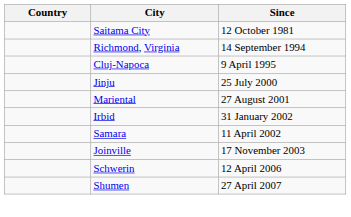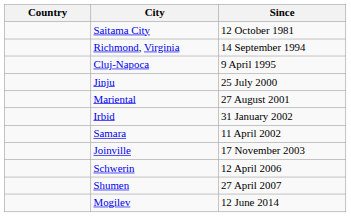+ row: (112, 202)
